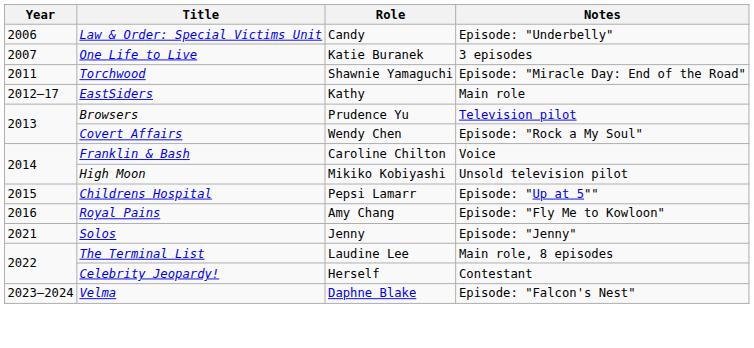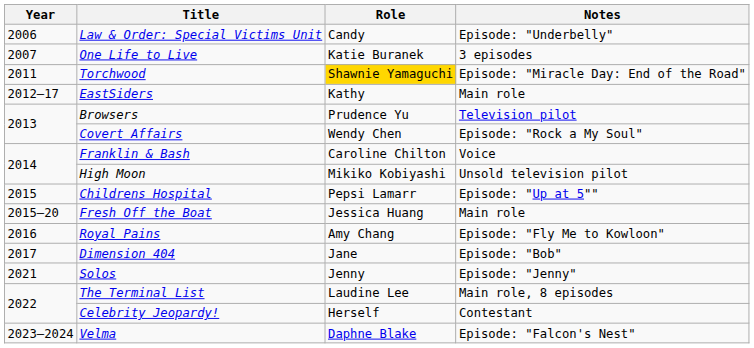(391, 74) no background -> (391, 74) gold background
+ row: (146, 214)
+ row: (127, 253)
